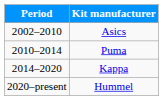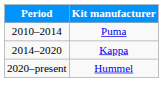- row: (114, 32)
